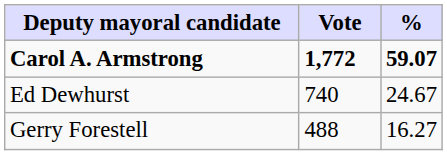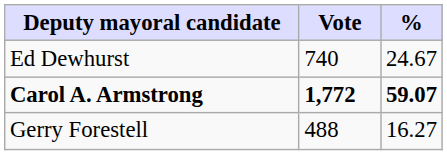rows swapped: (106, 58) <-> (70, 94)
